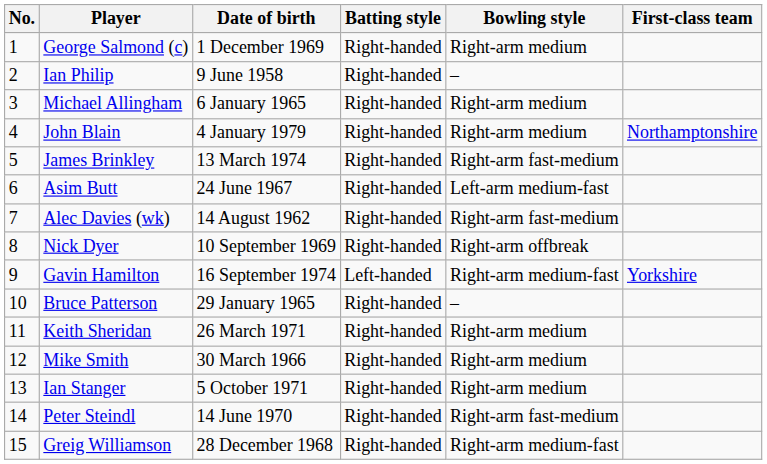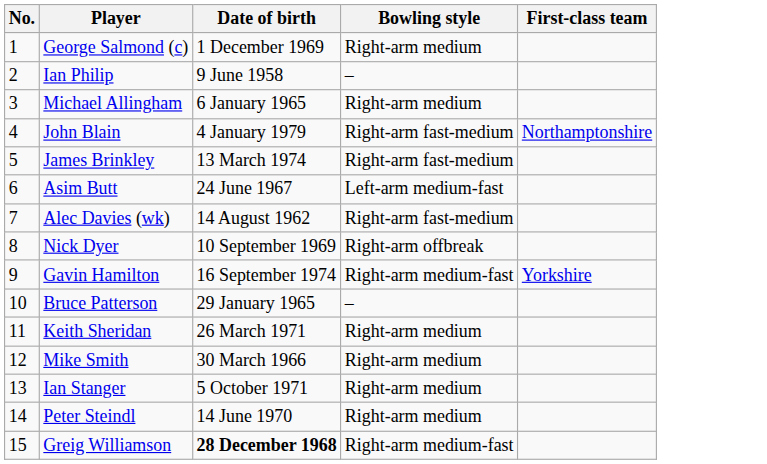- column: (393, 18)
(518, 132) Right-arm medium -> (429, 132) Right-arm fast-medium
(534, 416) Right-arm fast-medium -> (413, 416) Right-arm medium
(265, 445) normal -> (267, 445) bold
